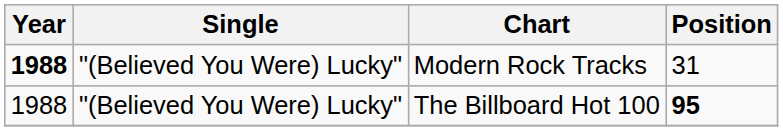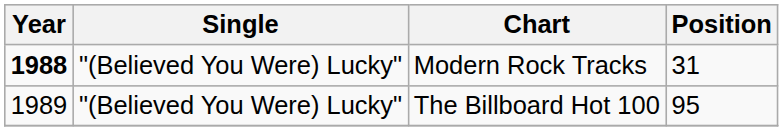(39, 105) 1988 -> (39, 105) 1989
(686, 105) bold -> (686, 105) normal
